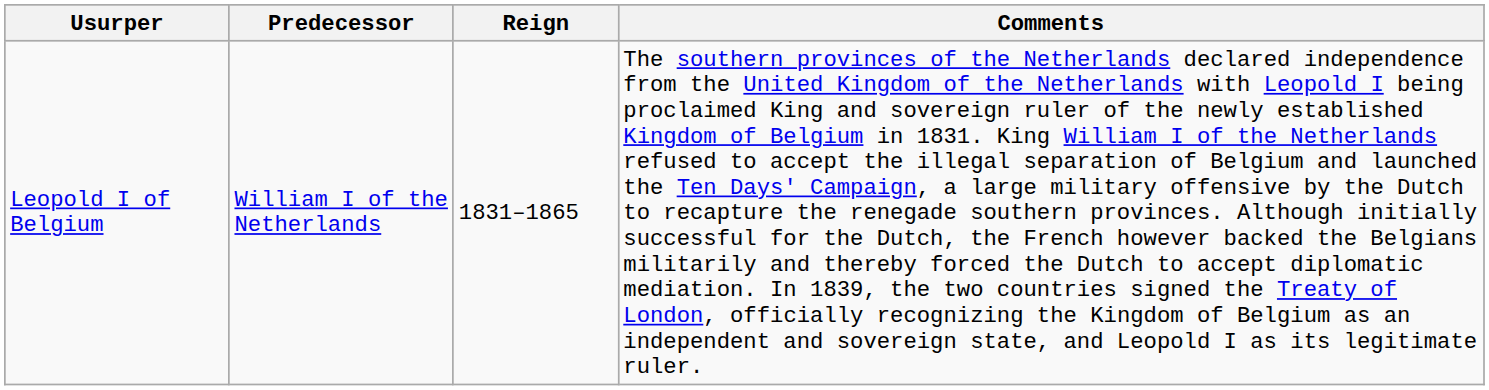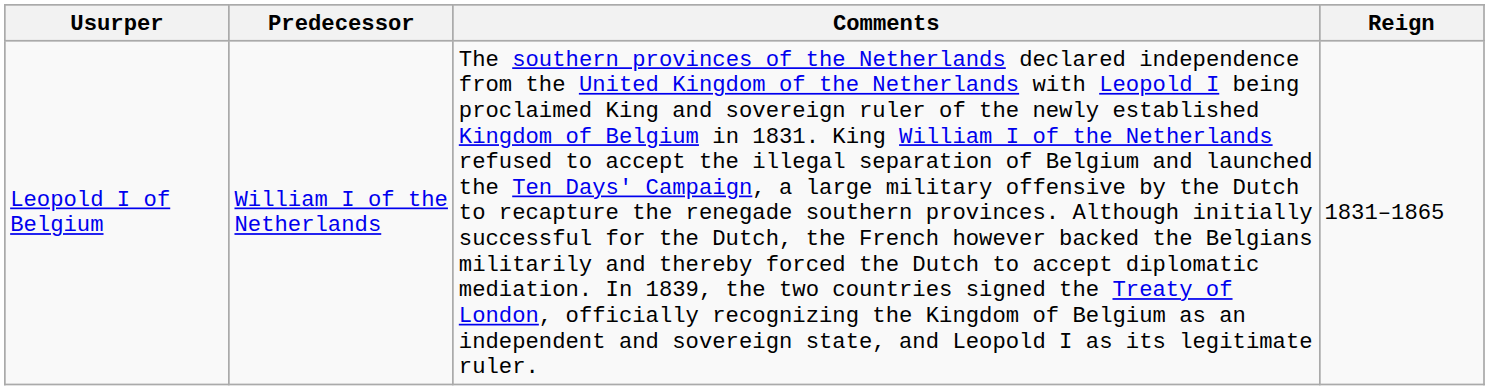columns swapped: (536, 23) <-> (1051, 23)
